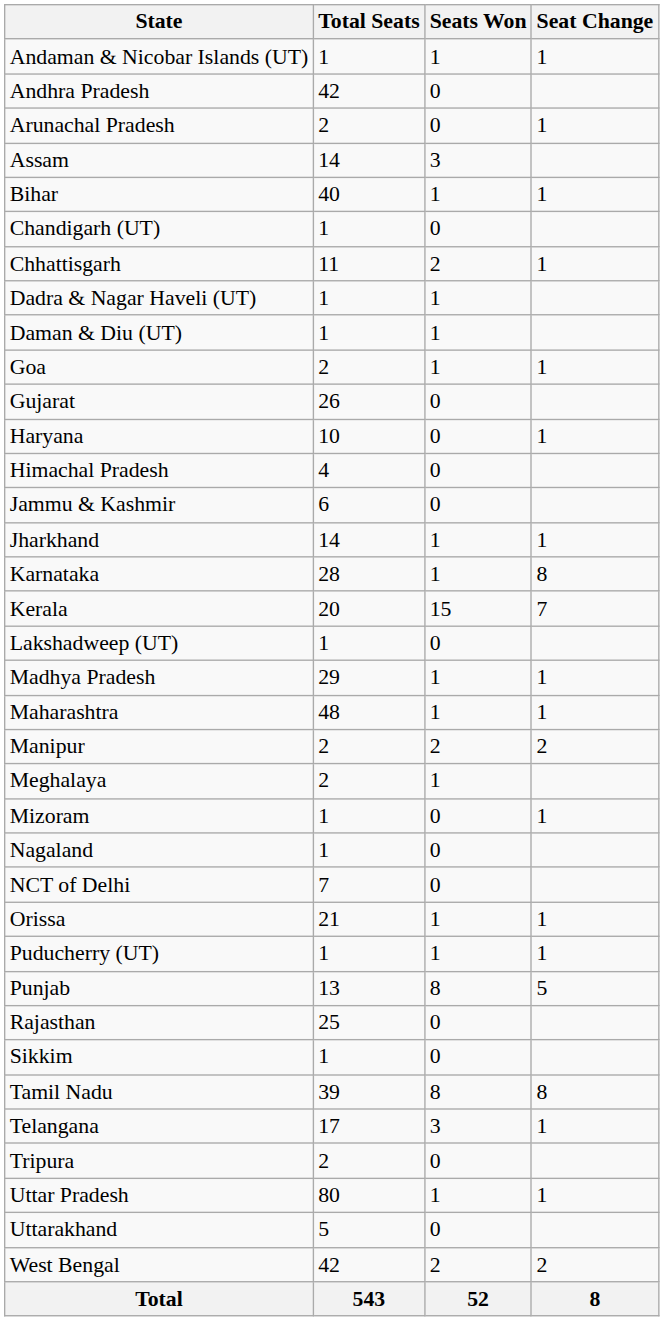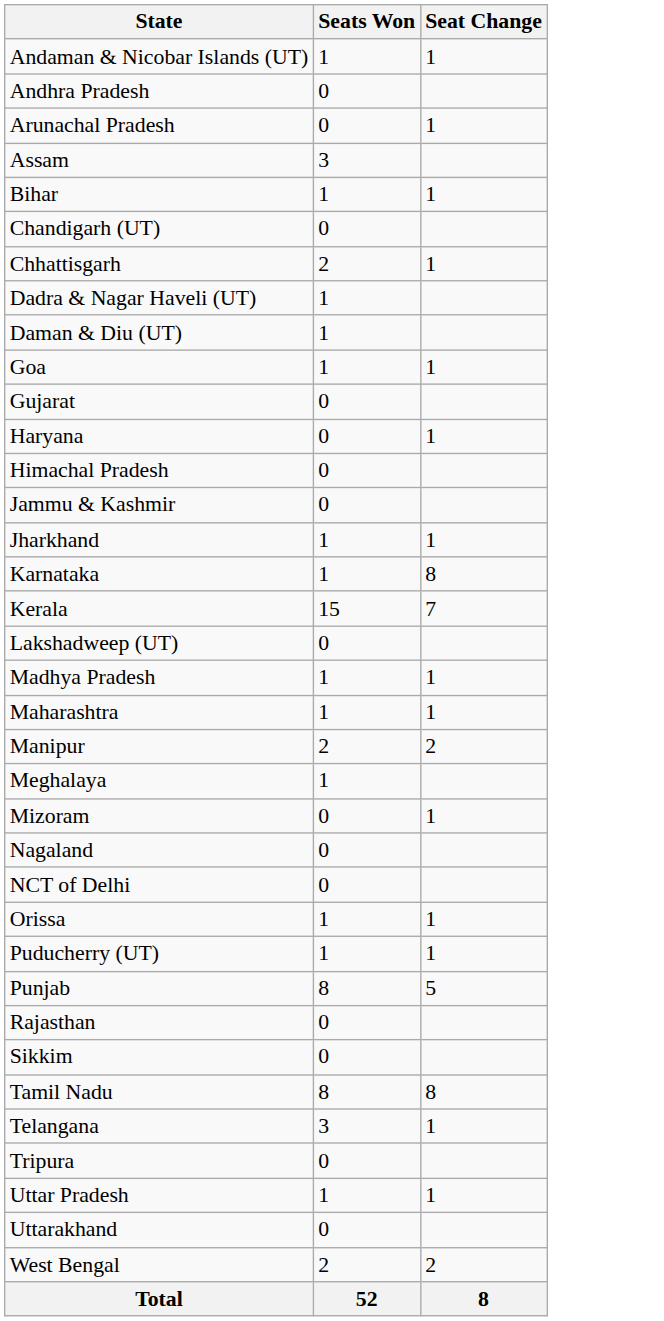- column: (369, 21)
